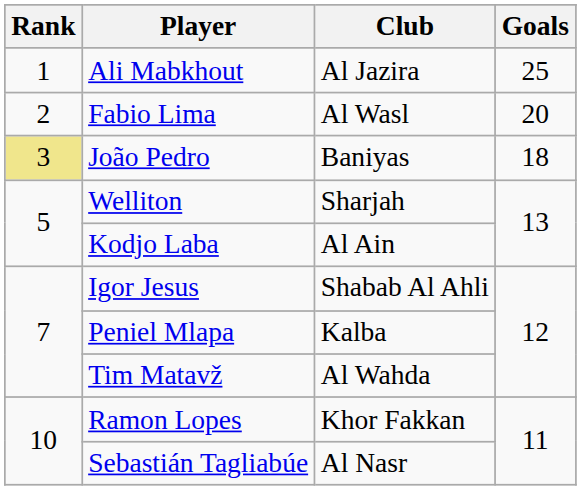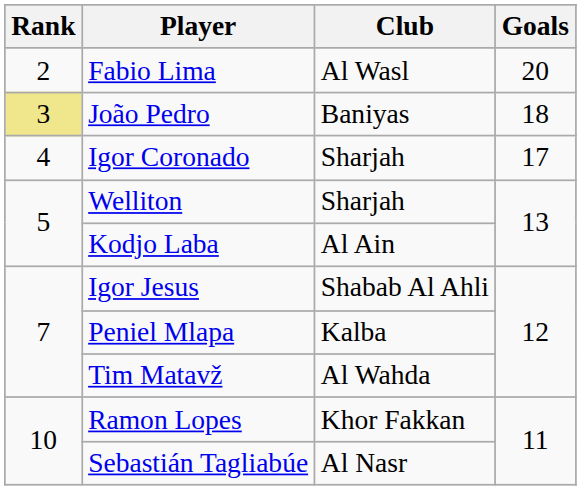- row: (166, 69)
+ row: (169, 157)
